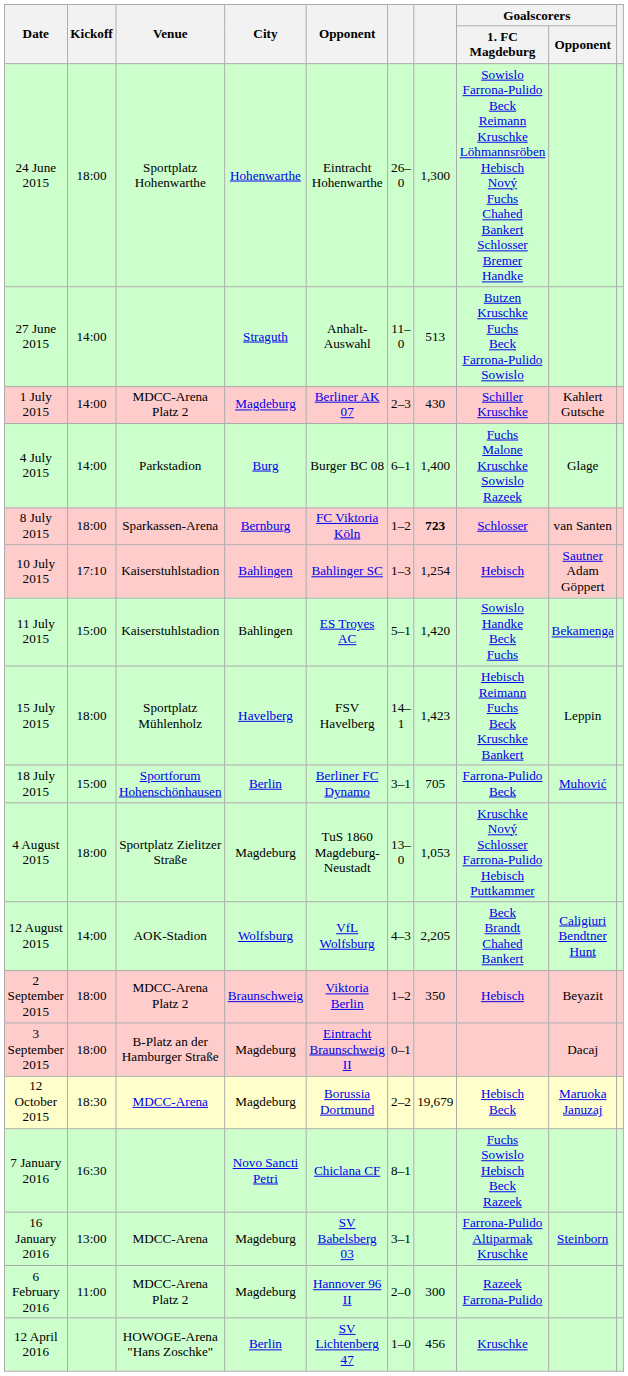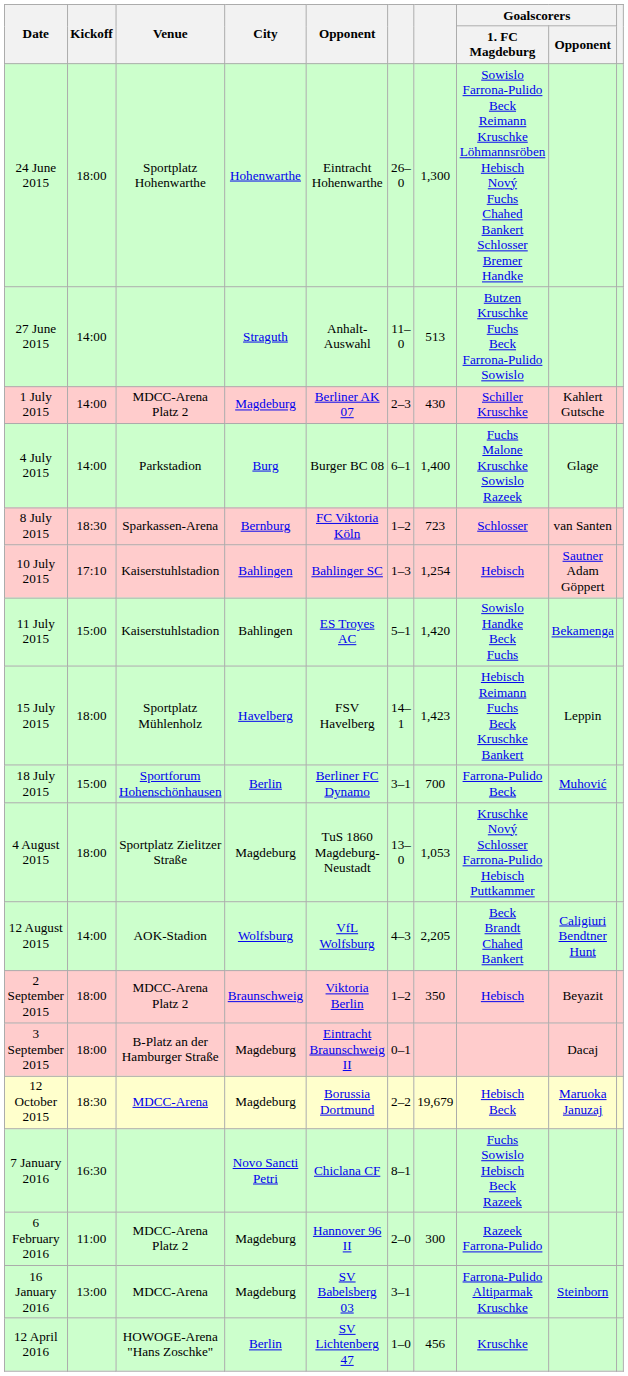(91, 525) 18:00 -> (91, 525) 18:30
(435, 525) bold -> (435, 525) normal
(435, 783) 705 -> (435, 783) 700
rows swapped: (36, 1238) <-> (36, 1291)
